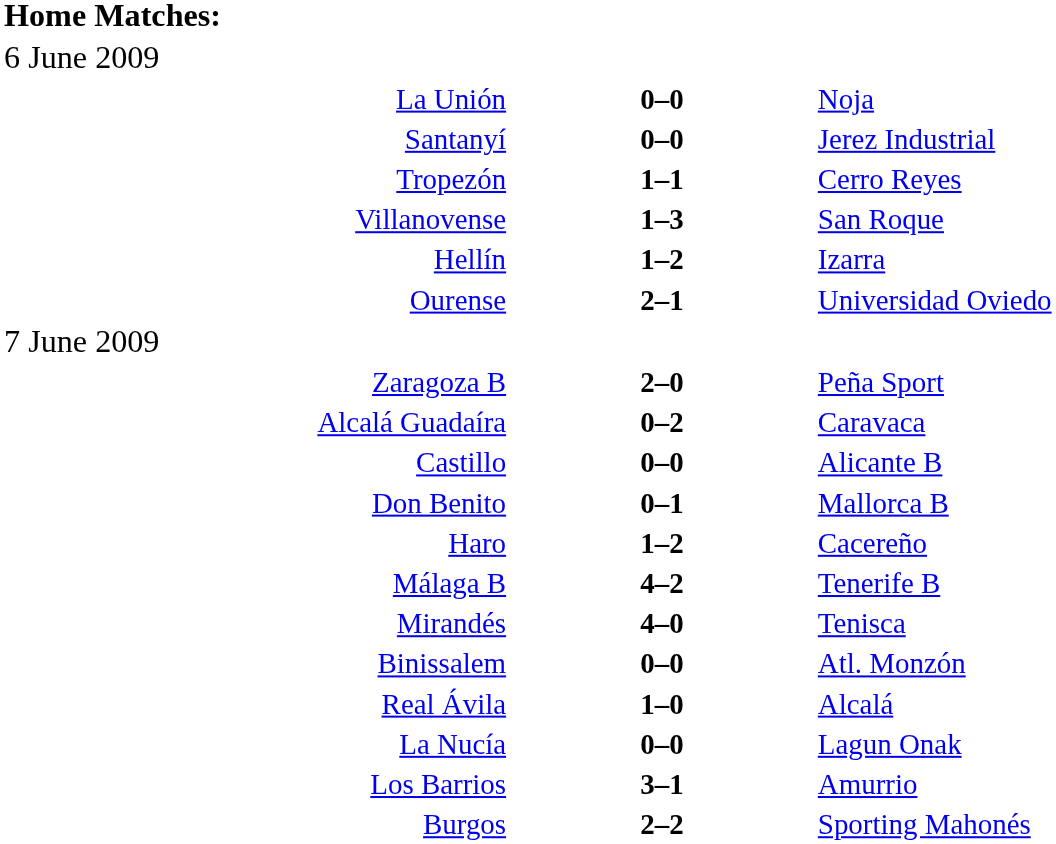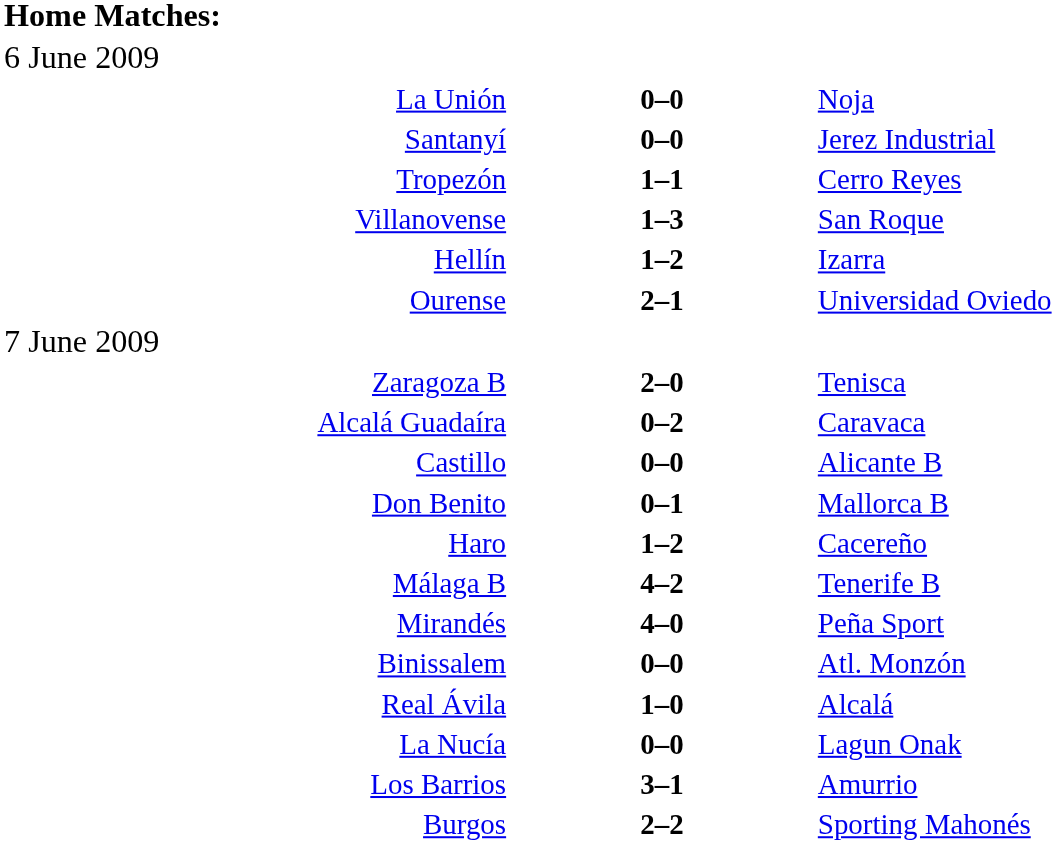(881, 382) Peña Sport -> (862, 382) Tenisca
(862, 623) Tenisca -> (881, 623) Peña Sport
